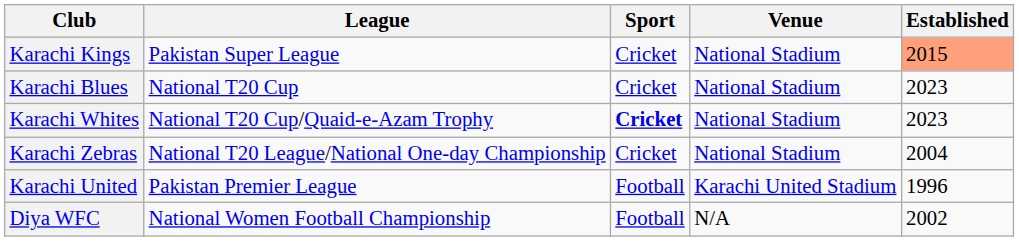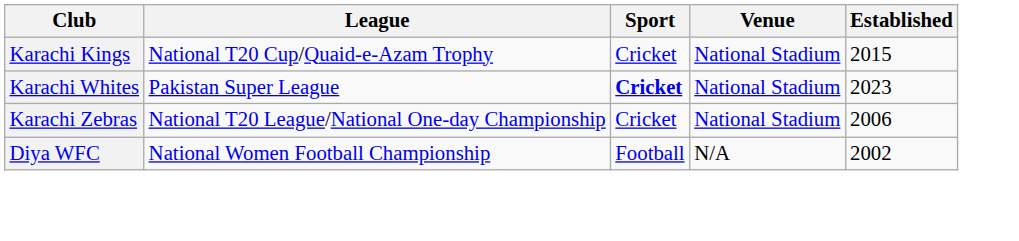(244, 53) Pakistan Super League -> (321, 53) National T20 Cup/Quaid-e-Azam Trophy
(927, 53) lightsalmon background -> (871, 53) no background
- row: (69, 86)
(321, 119) National T20 Cup/Quaid-e-Azam Trophy -> (244, 86) Pakistan Super League
(927, 152) 2004 -> (871, 119) 2006
- row: (73, 185)
